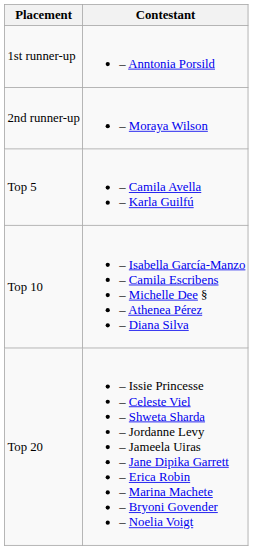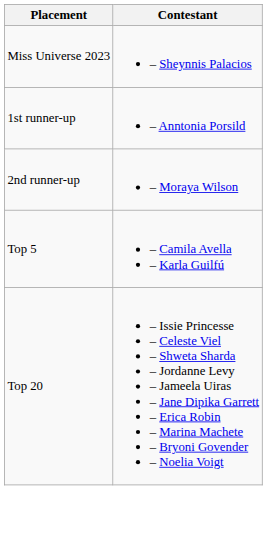+ row: (59, 56)
- row: (25, 287)
